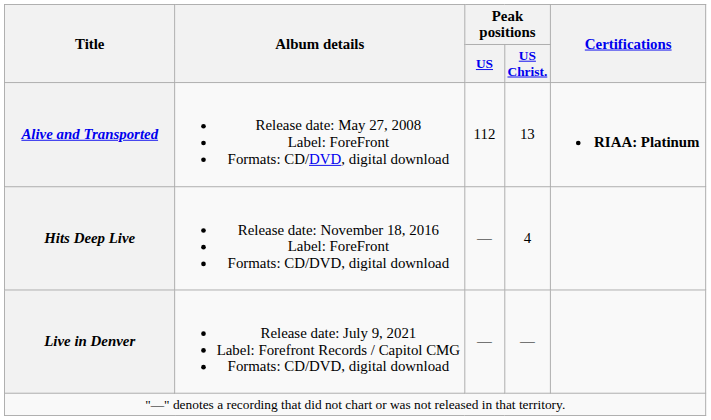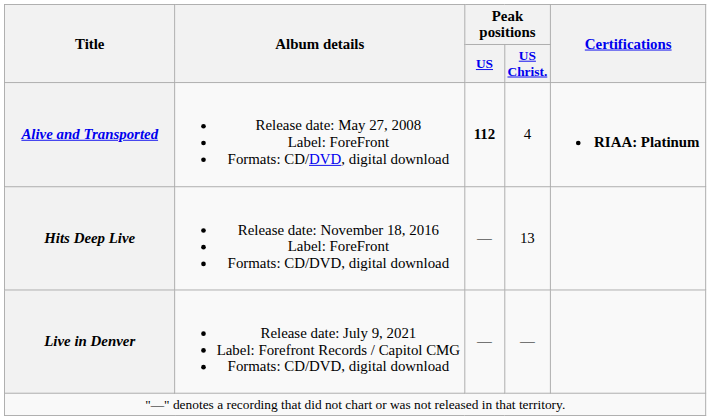(484, 134) normal -> (484, 134) bold
(527, 134) 13 -> (527, 134) 4
(527, 238) 4 -> (527, 238) 13
